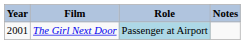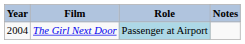(17, 31) 2001 -> (17, 31) 2004
